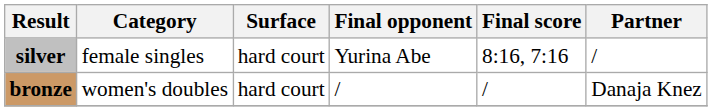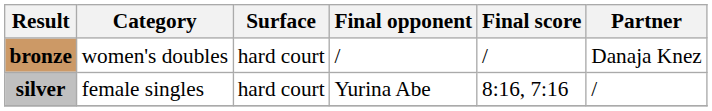rows swapped: (41, 55) <-> (41, 88)
